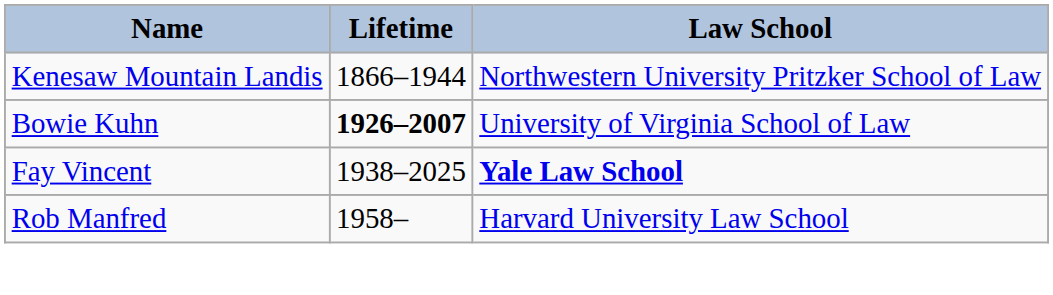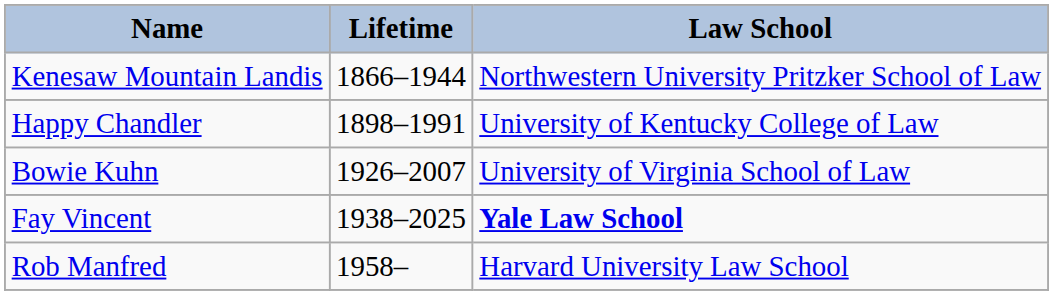+ row: (107, 123)
(401, 123) bold -> (401, 171) normal
